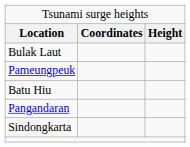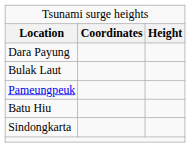+ row: (39, 52)
- row: (39, 108)
